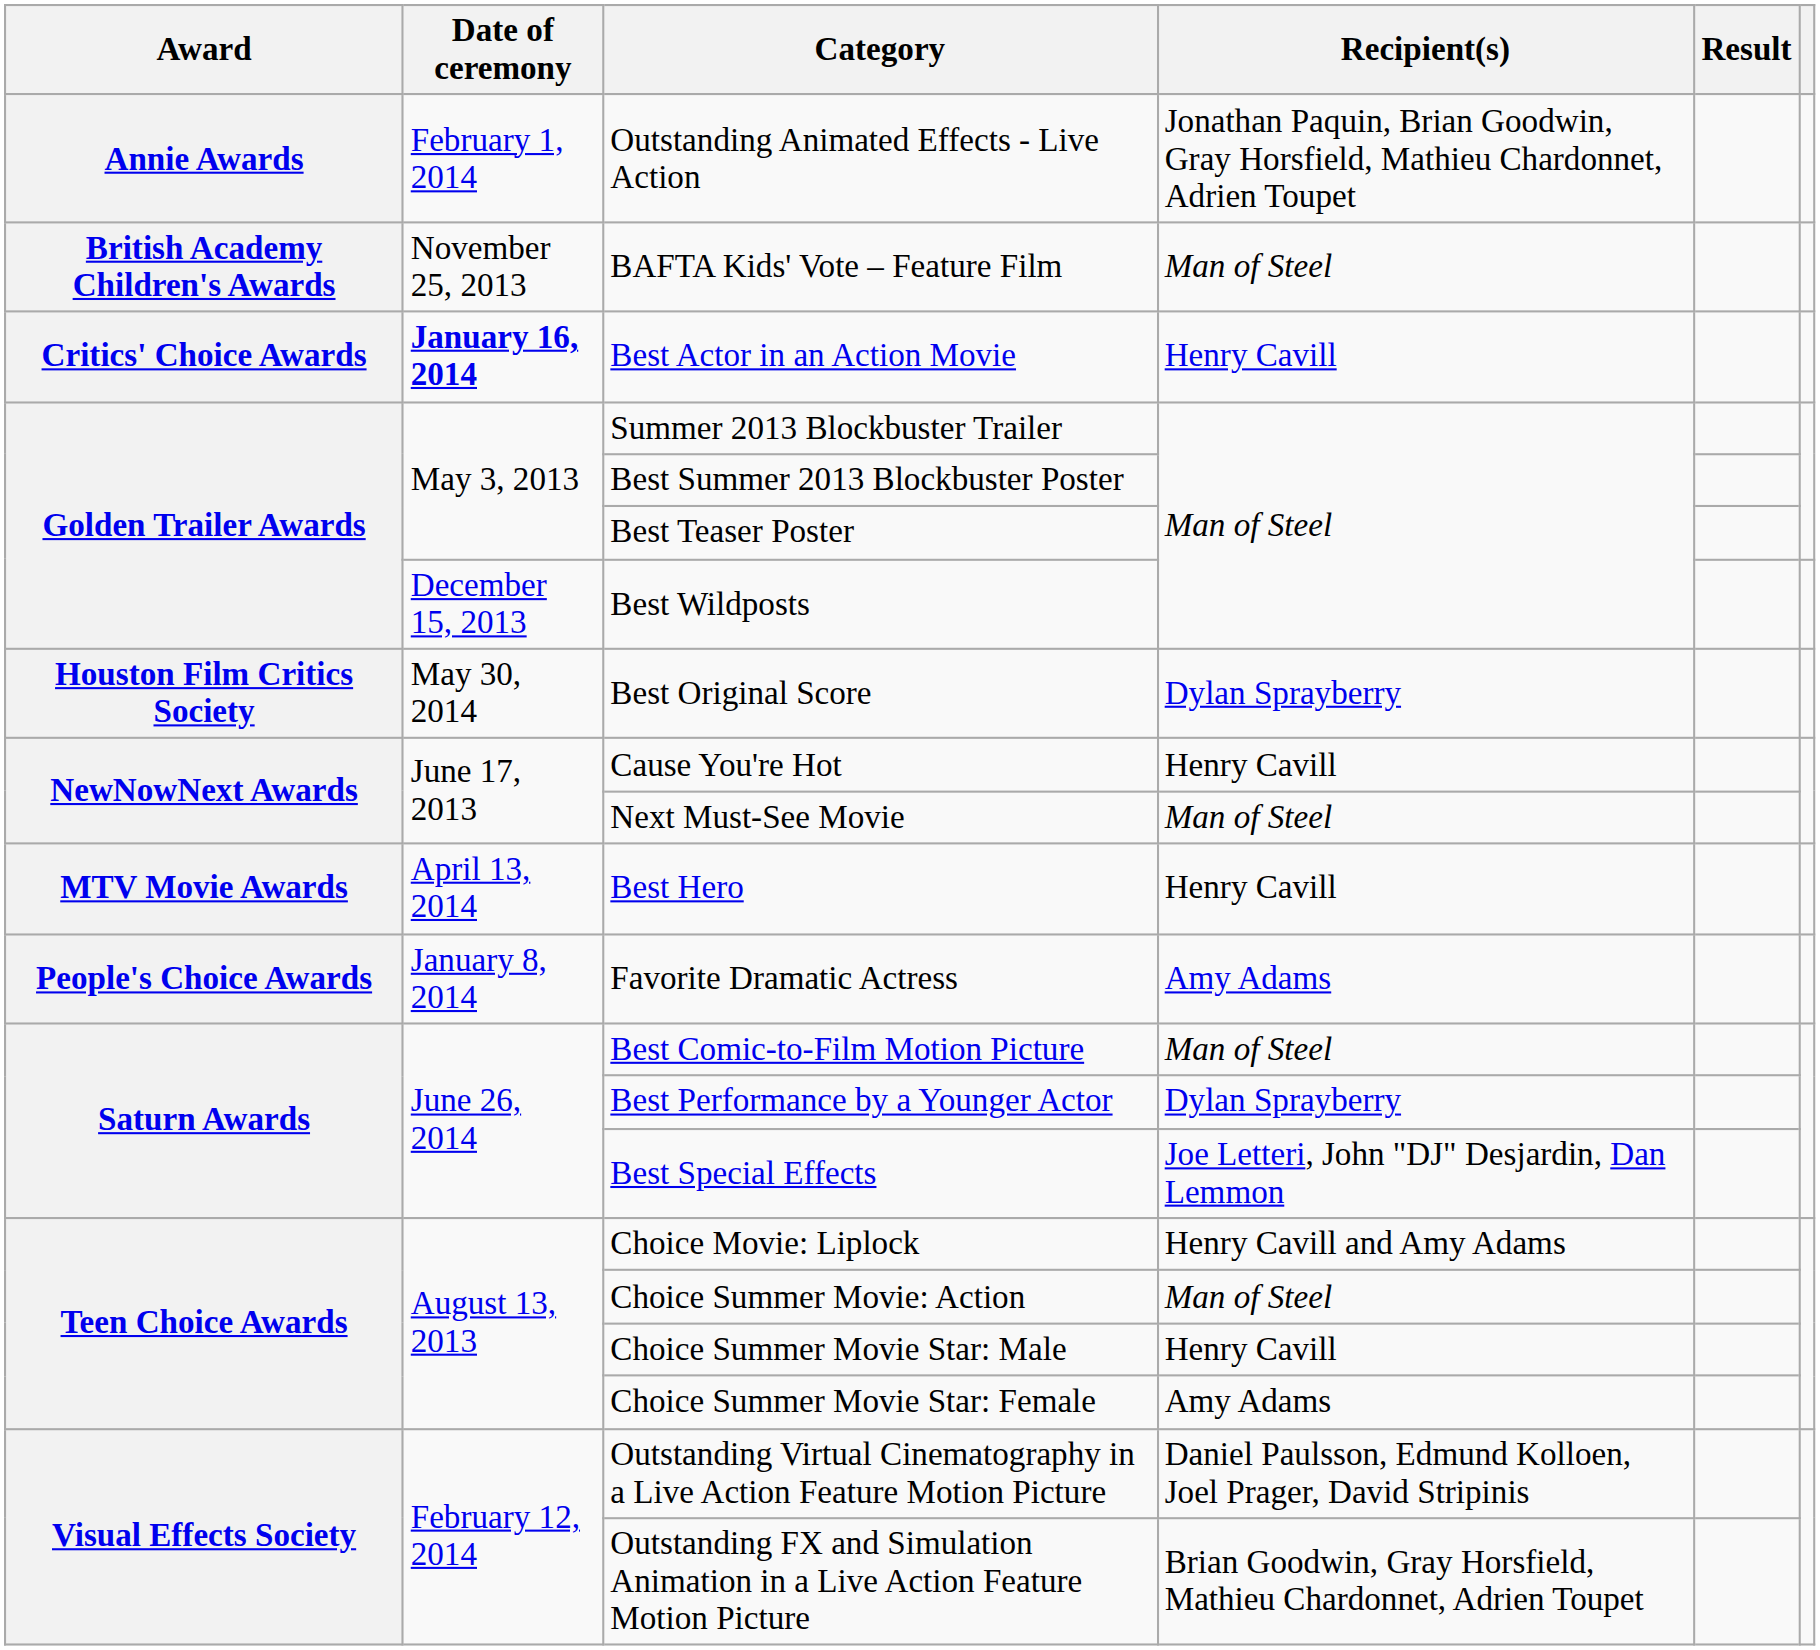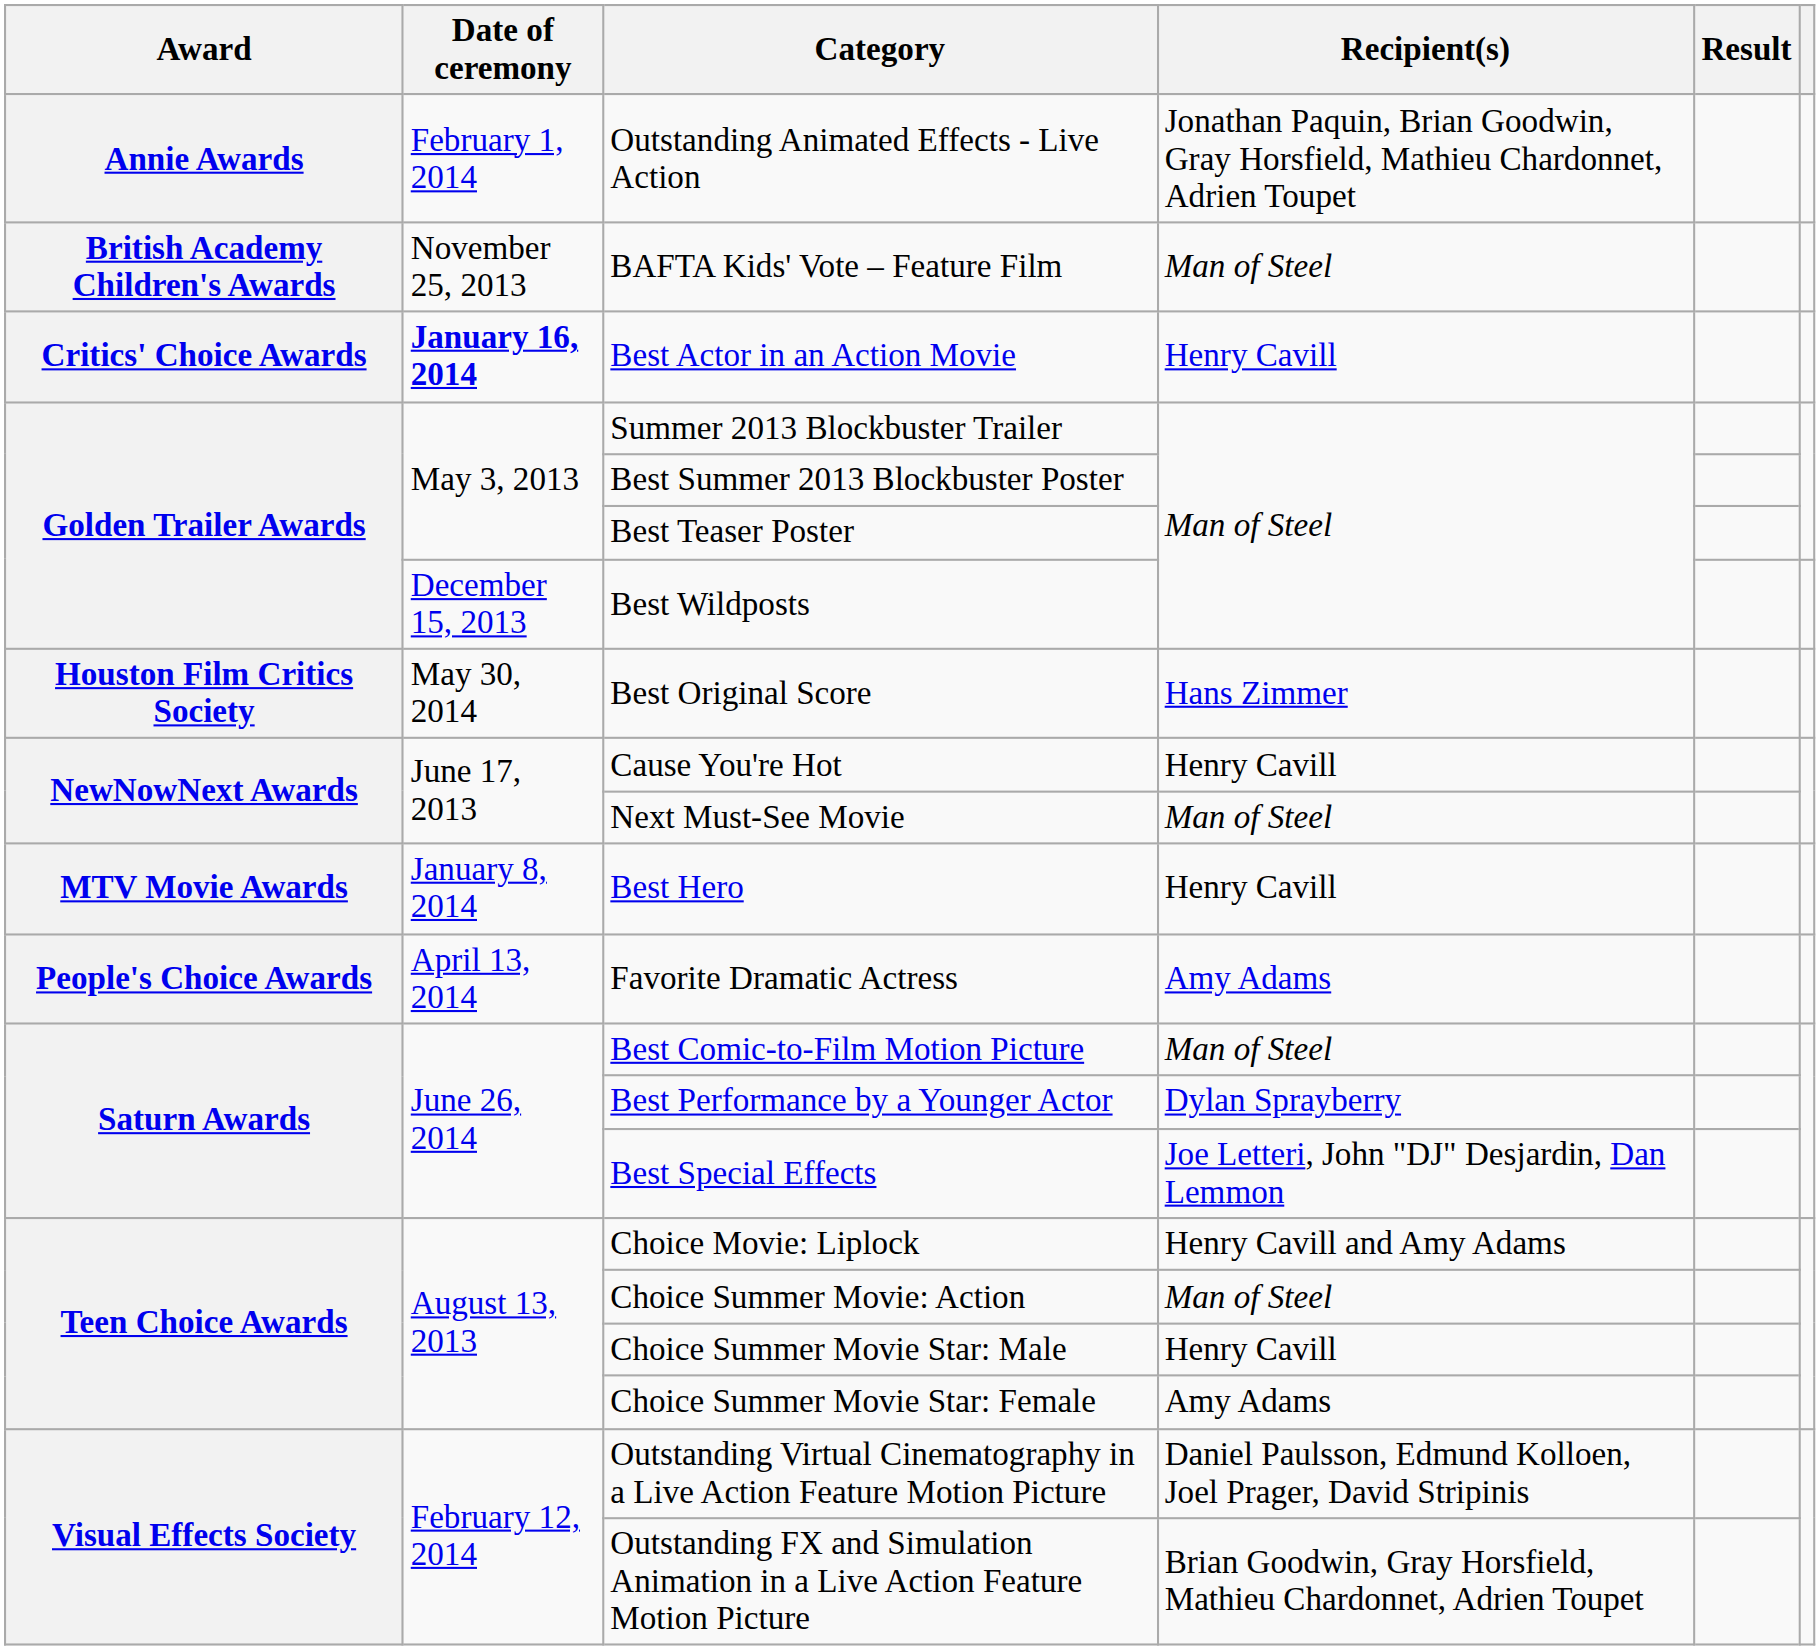(1283, 693) Dylan Sprayberry -> (1256, 693) Hans Zimmer
(471, 888) April 13, 2014 -> (479, 888) January 8, 2014
(479, 977) January 8, 2014 -> (471, 977) April 13, 2014
